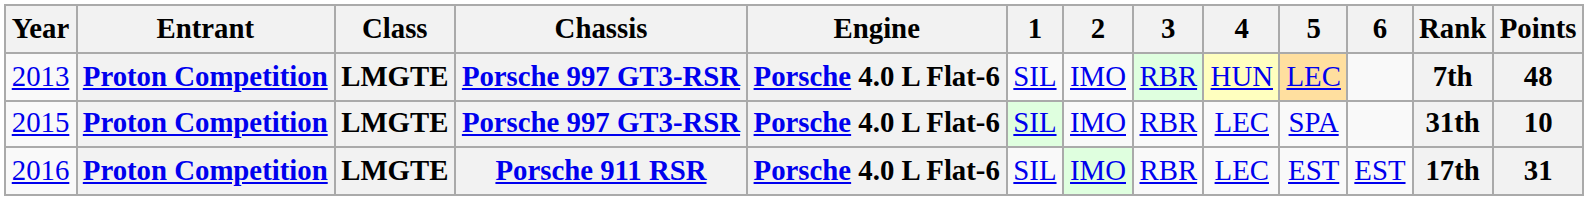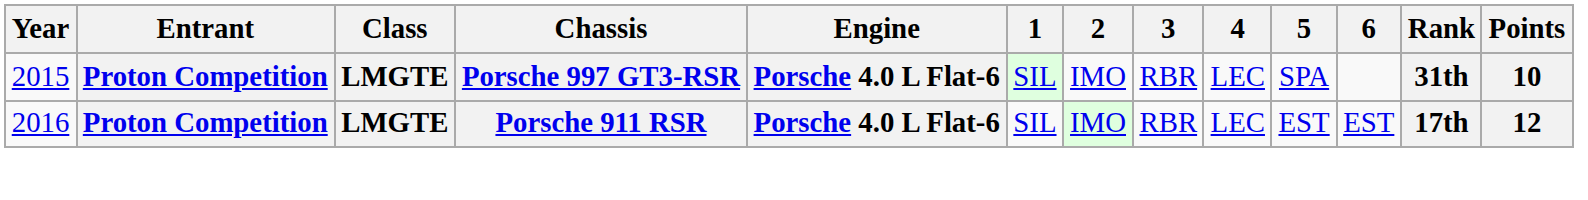- row: (41, 76)
(1538, 171) 31 -> (1527, 123) 12
